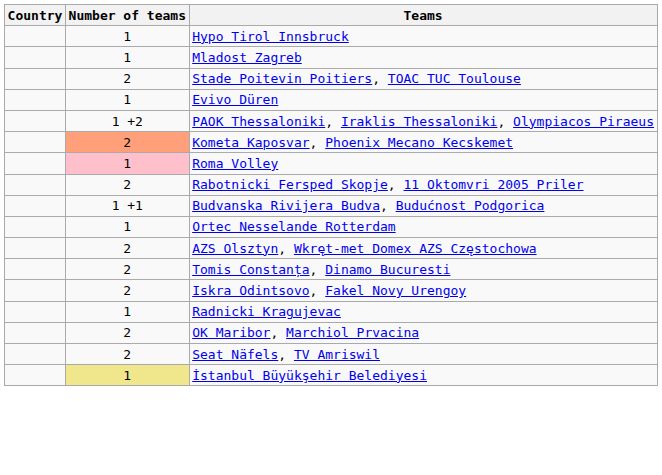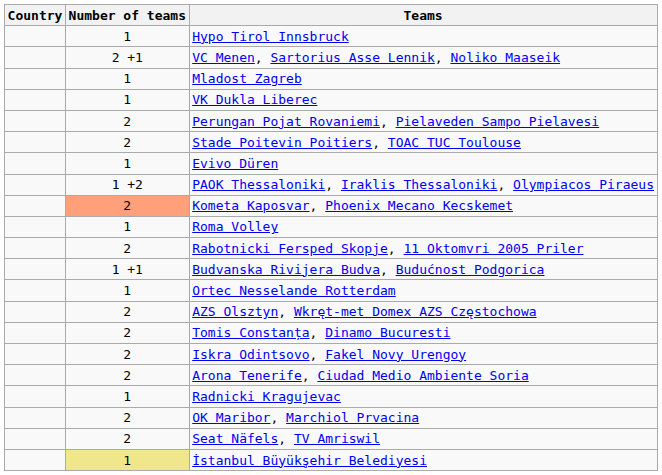+ row: (376, 57)
+ row: (255, 100)
+ row: (396, 121)
(127, 163) pink background -> (127, 227) no background
+ row: (360, 375)
